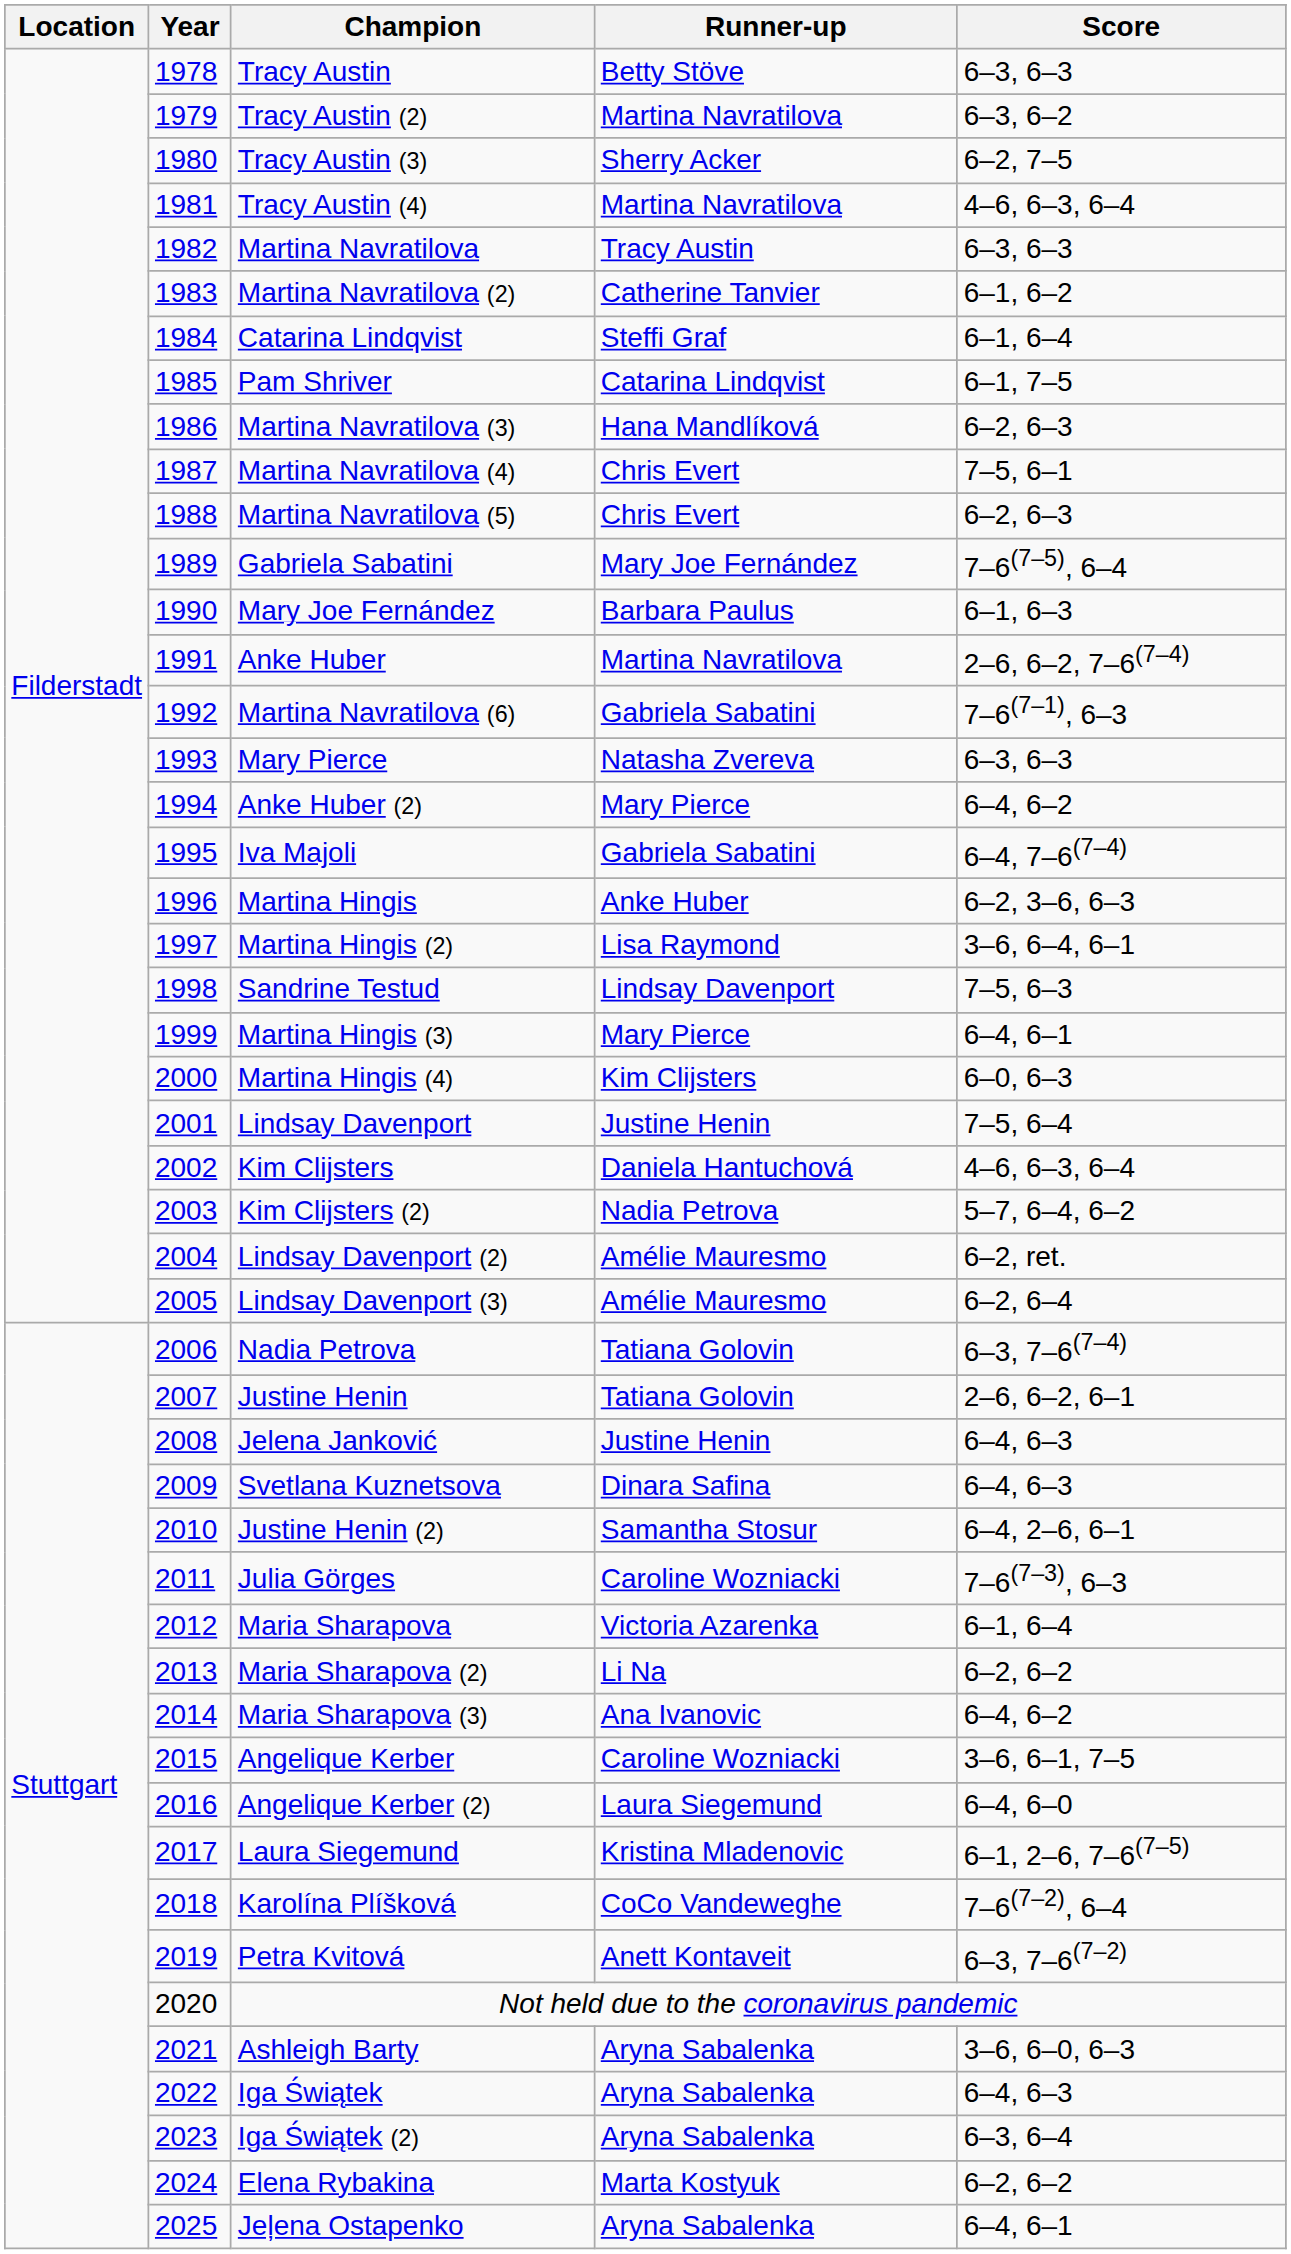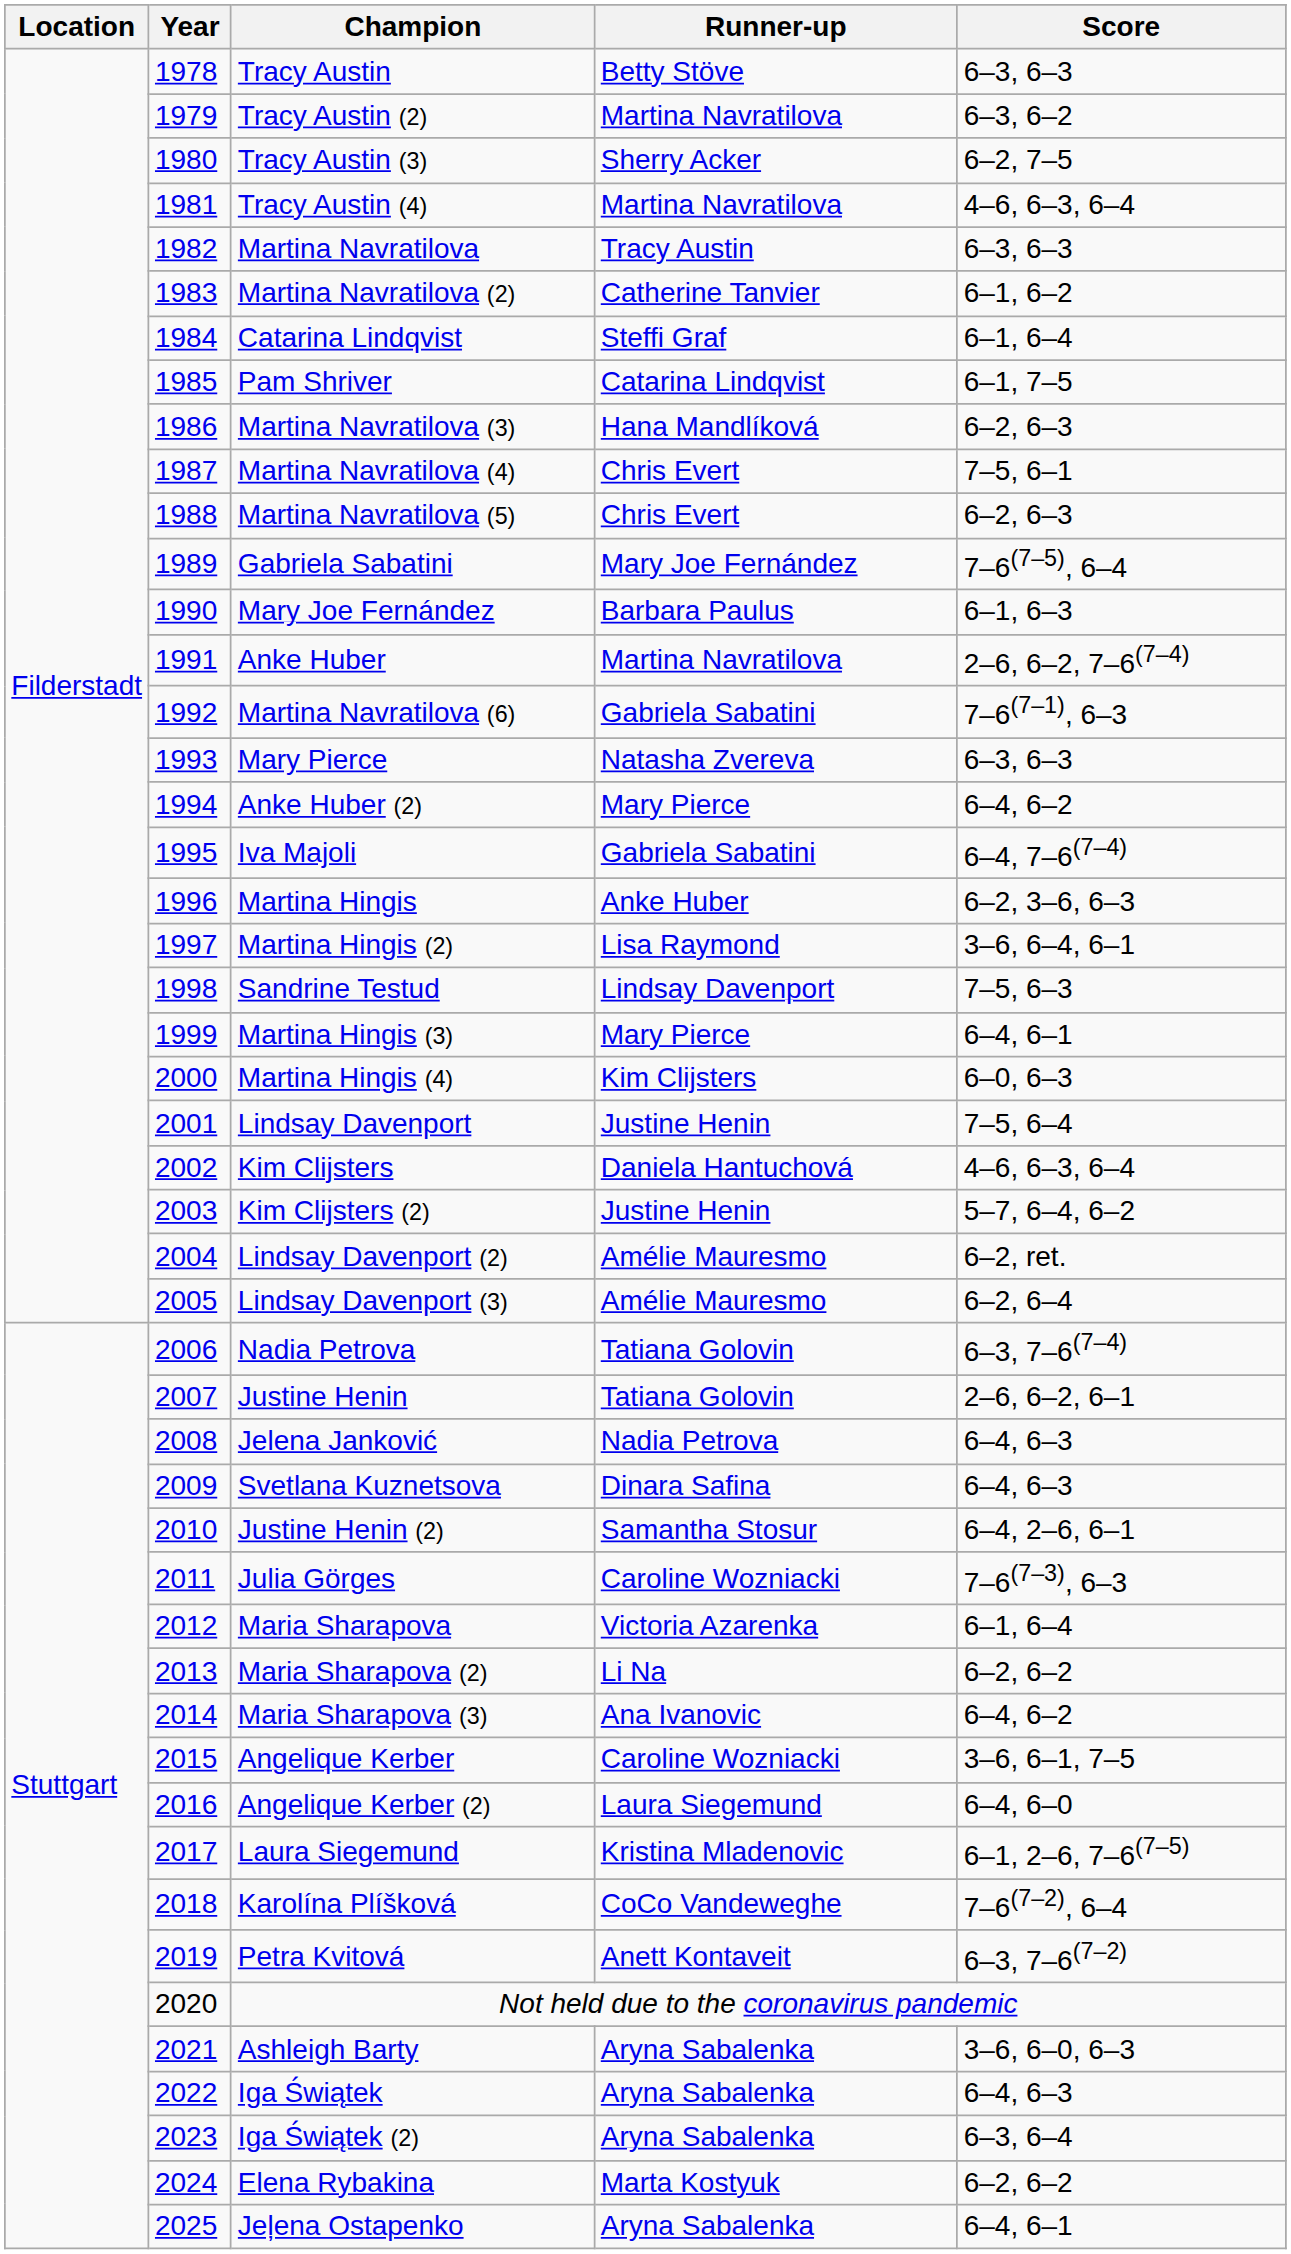(689, 1211) Nadia Petrova -> (686, 1211) Justine Henin
(686, 1441) Justine Henin -> (689, 1441) Nadia Petrova
